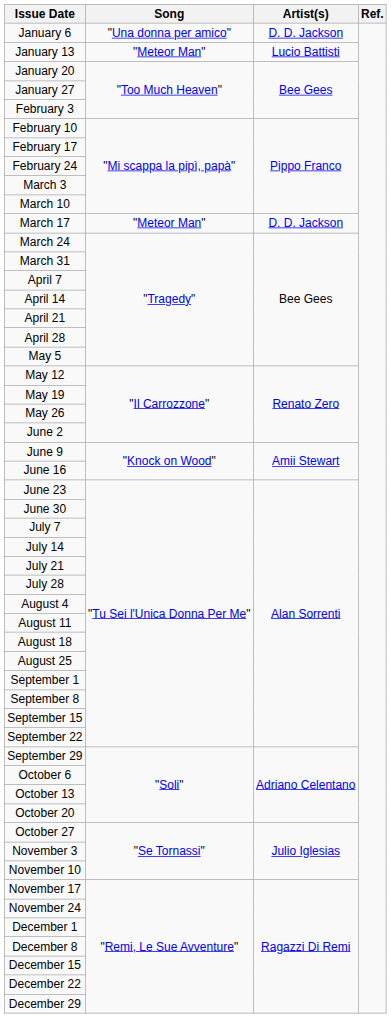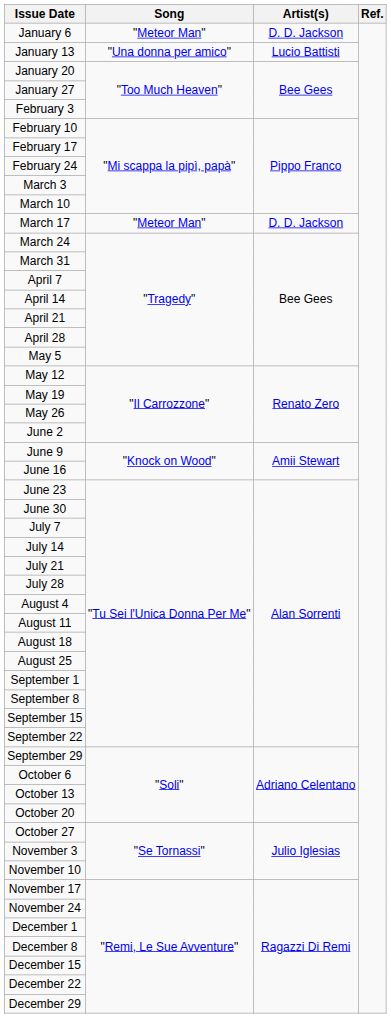(169, 33) "Una donna per amico" -> (169, 33) "Meteor Man"
(169, 52) "Meteor Man" -> (169, 52) "Una donna per amico"
